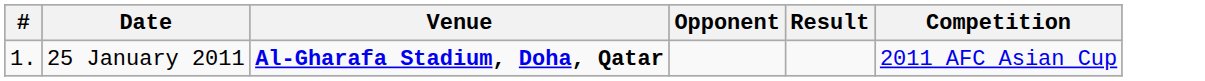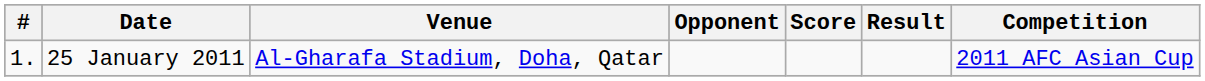+ column: (823, 23)
(460, 59) bold -> (460, 59) normal
